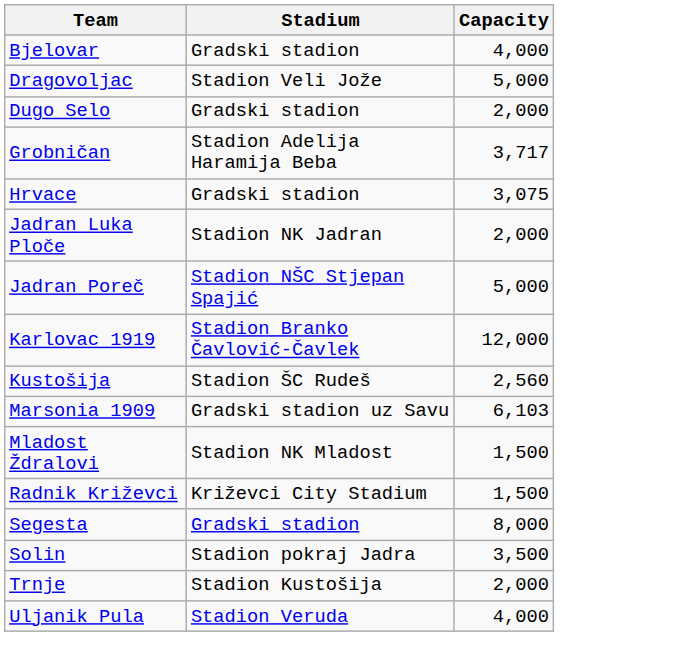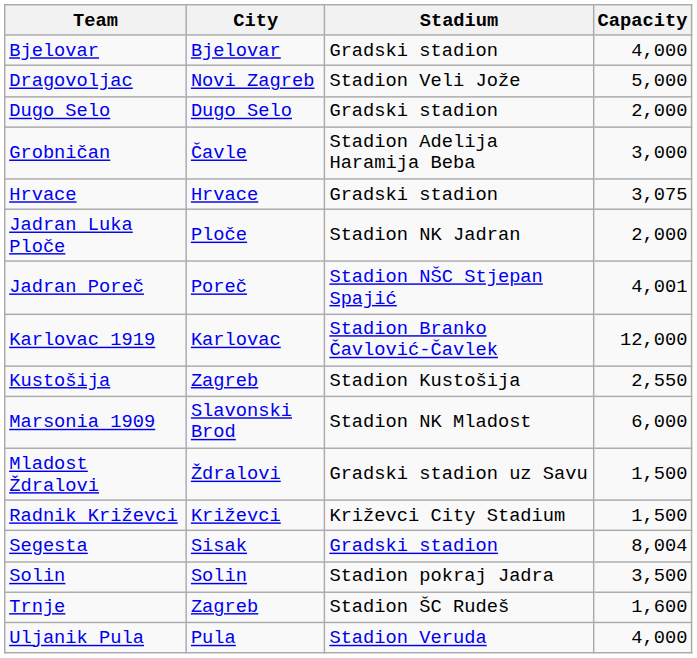+ column: (256, 20)
(521, 153) 3,717 -> (659, 153) 3,000
(521, 288) 5,000 -> (659, 288) 4,001
(281, 381) Stadion ŠC Rudeš -> (425, 381) Stadion Kustošija
(521, 381) 2,560 -> (659, 381) 2,550
(320, 411) Gradski stadion uz Savu -> (431, 422) Stadion NK Mladost
(521, 411) 6,103 -> (659, 422) 6,000
(292, 453) Stadion NK Mladost -> (459, 474) Gradski stadion uz Savu
(521, 525) 8,000 -> (659, 546) 8,004
(286, 586) Stadion Kustošija -> (419, 607) Stadion ŠC Rudeš
(521, 586) 2,000 -> (659, 607) 1,600
